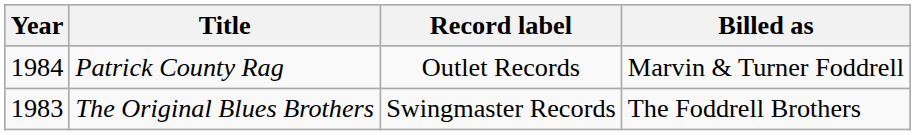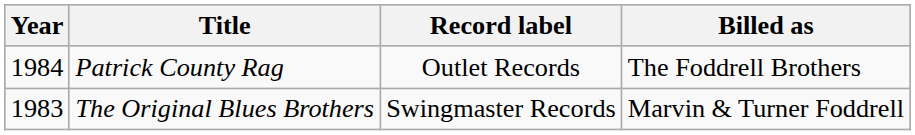(766, 66) Marvin & Turner Foddrell -> (744, 66) The Foddrell Brothers
(744, 108) The Foddrell Brothers -> (766, 108) Marvin & Turner Foddrell
